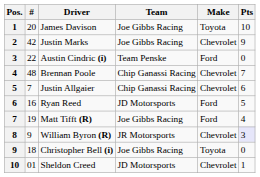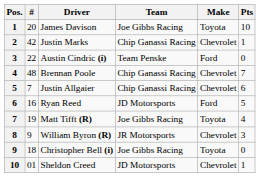(150, 42) Joe Gibbs Racing -> (157, 42) Chip Ganassi Racing
(243, 42) 9 -> (243, 42) 1
(209, 119) Ford -> (213, 119) Toyota
(243, 134) lavender background -> (243, 134) no background
